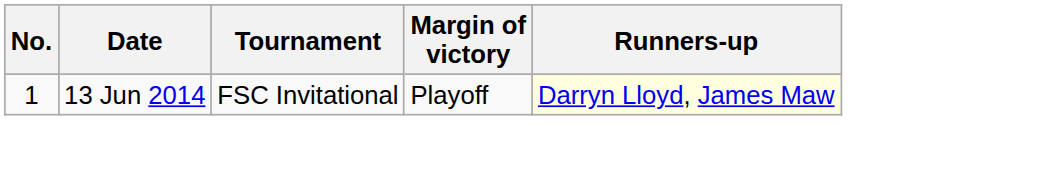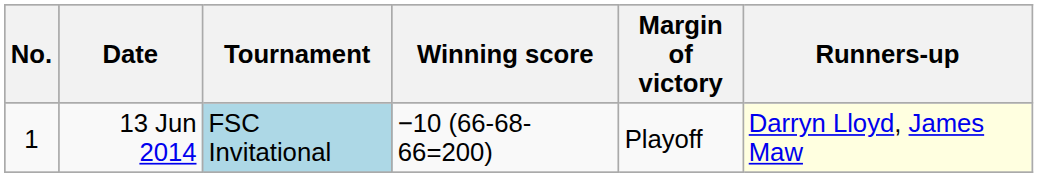+ column: (505, 54)
(308, 95) no background -> (270, 138) lightblue background
